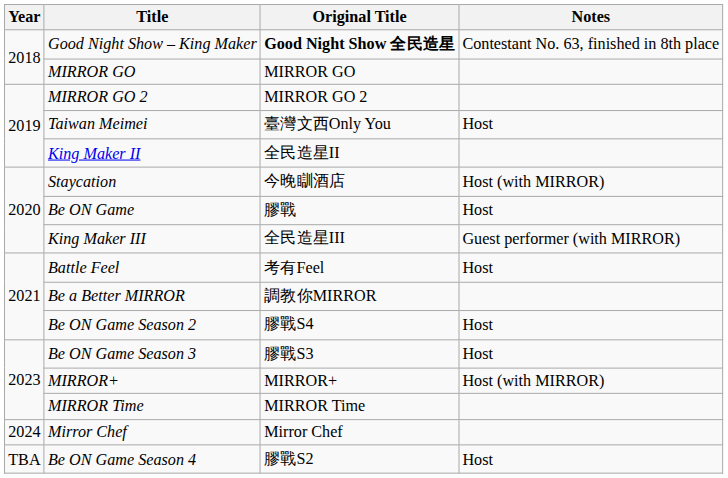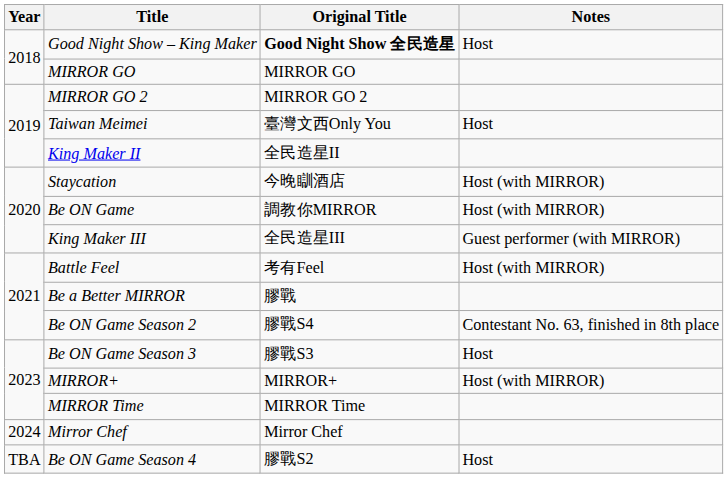(591, 44) Contestant No. 63, finished in 8th place -> (478, 44) Host
(280, 209) 膠戰 -> (320, 209) 調教你MIRROR
(478, 210) Host -> (533, 210) Host (with MIRROR)
(478, 267) Host -> (533, 267) Host (with MIRROR)
(320, 295) 調教你MIRROR -> (280, 295) 膠戰
(478, 324) Host -> (591, 324) Contestant No. 63, finished in 8th place
